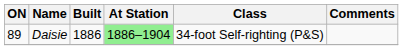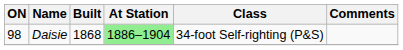(14, 34) 89 -> (14, 34) 98
(87, 34) 1886 -> (87, 34) 1868
